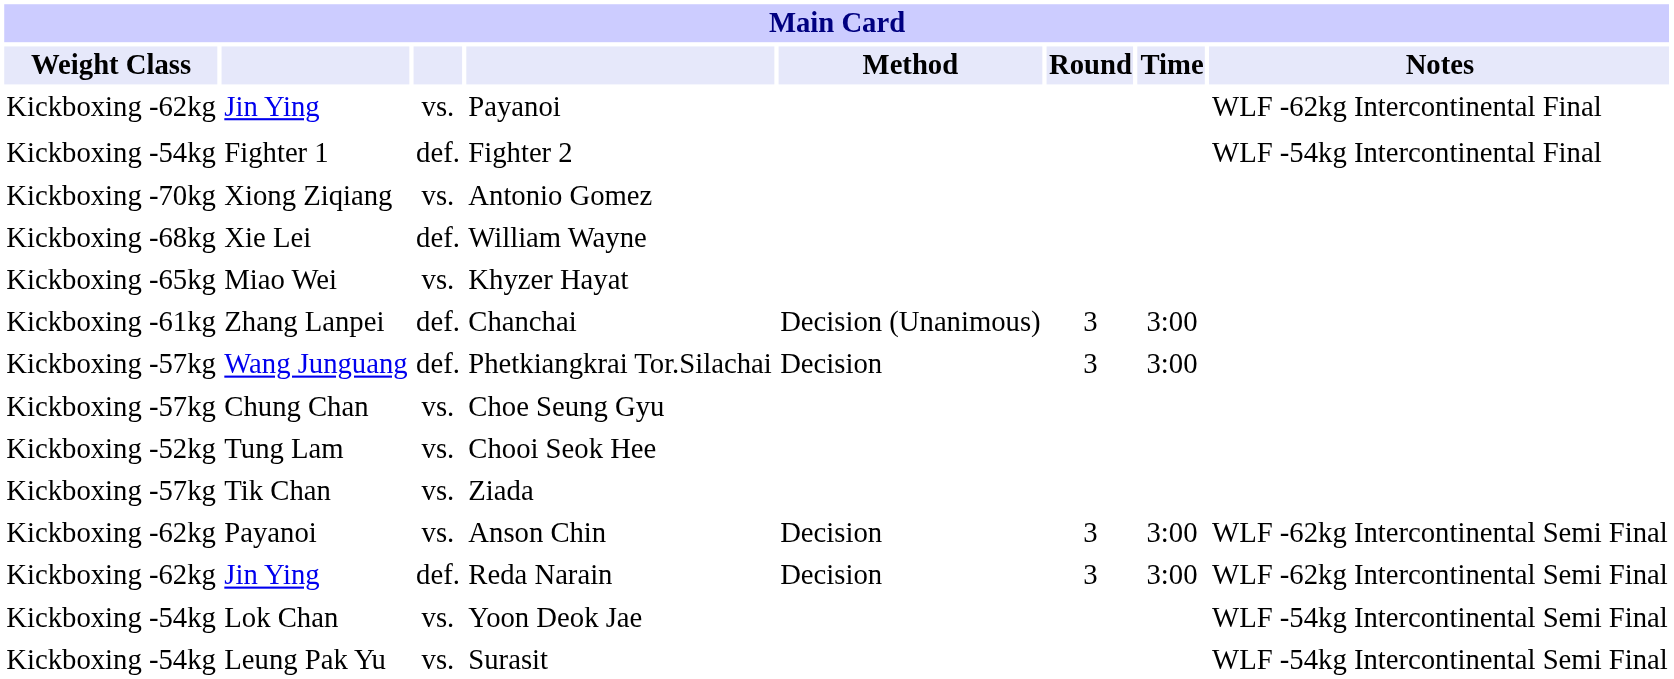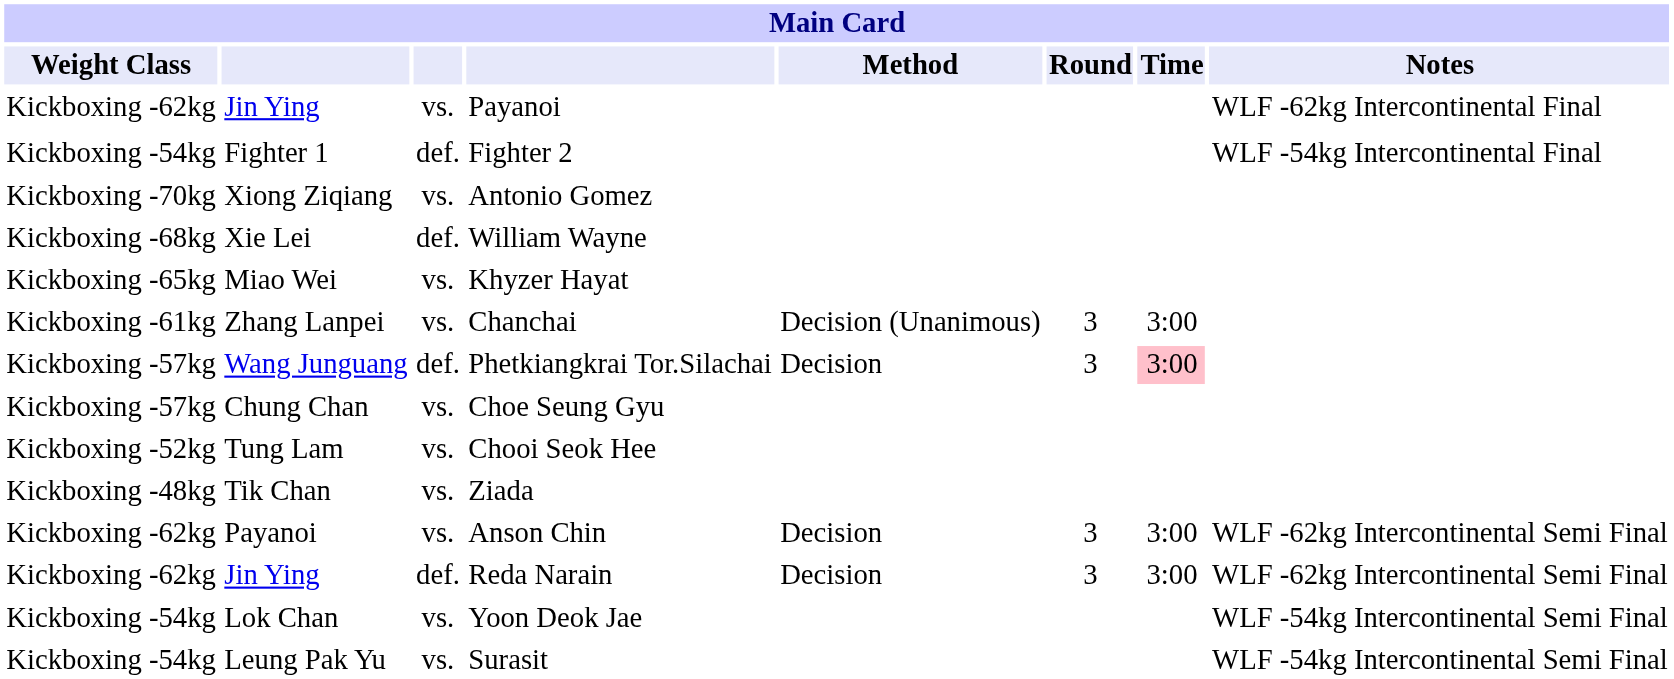(438, 322) def. -> (438, 322) vs.
(1172, 364) no background -> (1172, 364) pink background
(111, 491) Kickboxing -57kg -> (111, 491) Kickboxing -48kg
